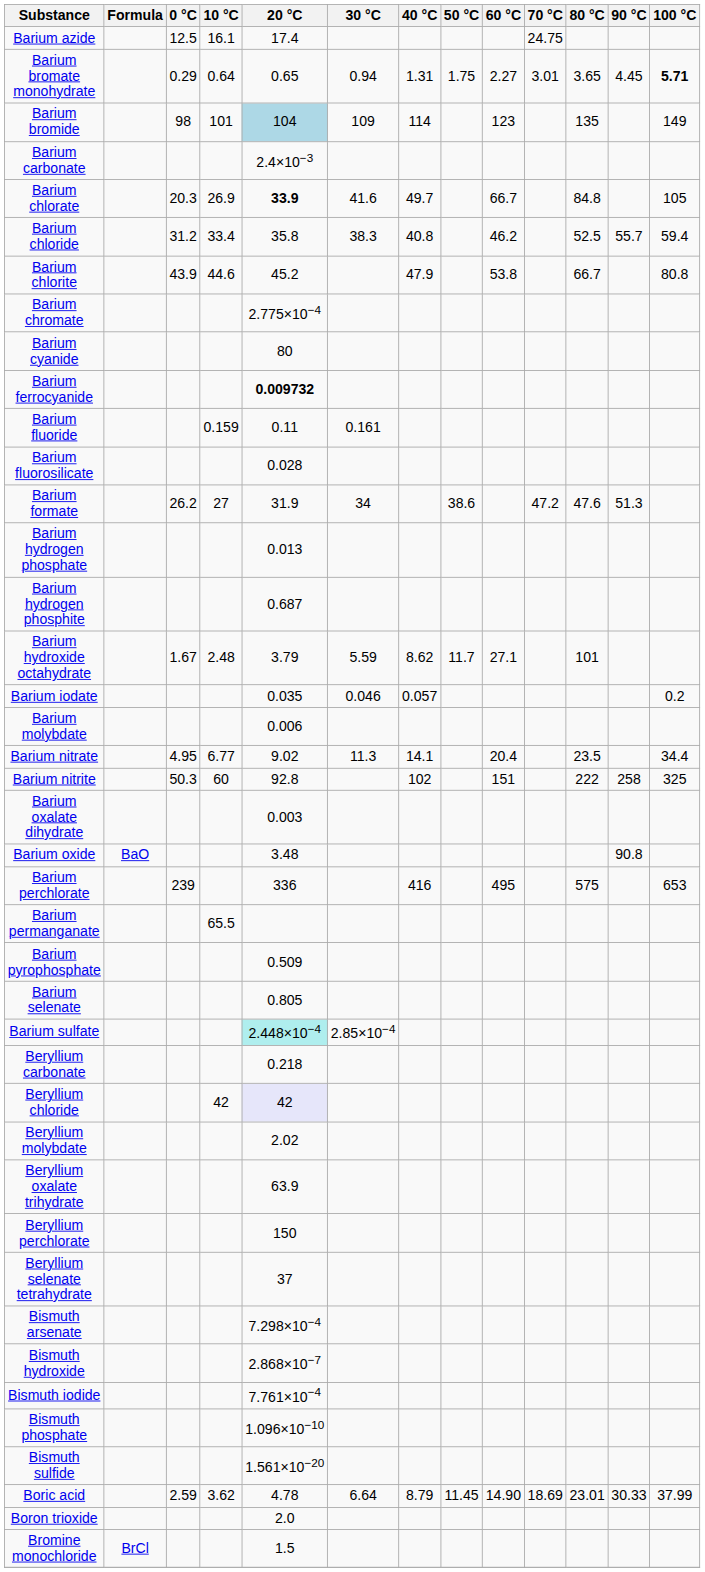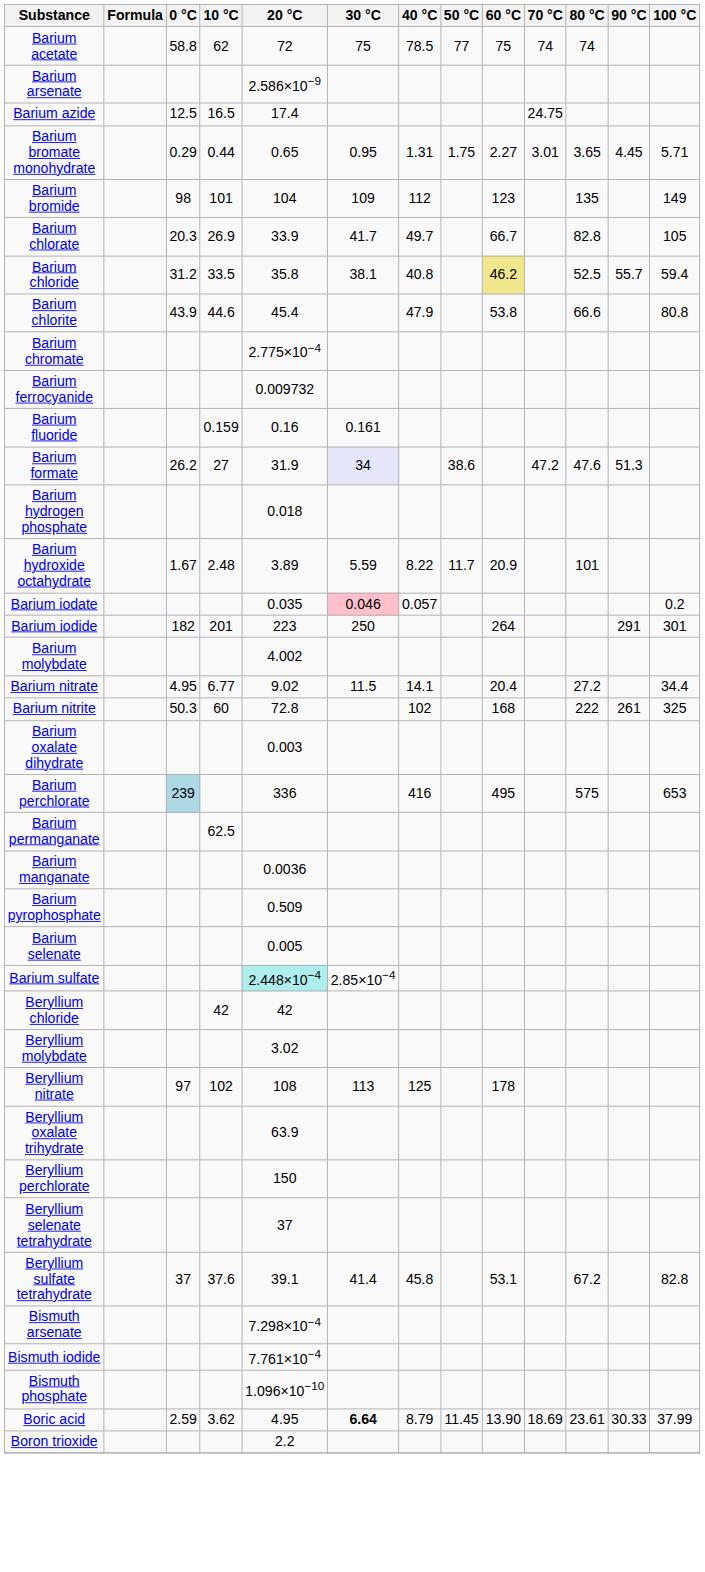+ row: (54, 45)
+ row: (54, 84)
(221, 37) 16.1 -> (221, 114) 16.5
(221, 76) 0.64 -> (221, 152) 0.44
(363, 76) 0.94 -> (363, 152) 0.95
(675, 76) bold -> (675, 152) normal
(285, 122) lightblue background -> (285, 198) no background
(420, 122) 114 -> (420, 198) 112
- row: (54, 160)
(285, 198) bold -> (285, 236) normal
(363, 198) 41.6 -> (363, 236) 41.7
(587, 198) 84.8 -> (587, 236) 82.8
(221, 236) 33.4 -> (221, 274) 33.5
(363, 236) 38.3 -> (363, 274) 38.1
(503, 236) no background -> (503, 274) khaki background
(285, 274) 45.2 -> (285, 313) 45.4
(587, 274) 66.7 -> (587, 313) 66.6
- row: (54, 351)
(285, 389) bold -> (285, 389) normal
(285, 427) 0.11 -> (285, 427) 0.16
- row: (54, 465)
(363, 503) no background -> (363, 465) lavender background
(285, 550) 0.013 -> (285, 511) 0.018
- row: (54, 604)
(285, 658) 3.79 -> (285, 565) 3.89
(420, 658) 8.62 -> (420, 565) 8.22
(503, 658) 27.1 -> (503, 565) 20.9
(363, 696) no background -> (363, 604) pink background
+ row: (54, 626)
(285, 726) 0.006 -> (285, 656) 4.002
(363, 756) 11.3 -> (363, 686) 11.5
(587, 756) 23.5 -> (587, 686) 27.2
(285, 779) 92.8 -> (285, 709) 72.8
(503, 779) 151 -> (503, 709) 168
(629, 779) 258 -> (629, 709) 261
- row: (54, 855)
(183, 885) no background -> (183, 793) lightblue background
(221, 923) 65.5 -> (221, 831) 62.5
+ row: (54, 869)
(285, 1000) 0.805 -> (285, 946) 0.005
- row: (54, 1064)
(285, 1102) lavender background -> (285, 1010) no background
(285, 1140) 2.02 -> (285, 1048) 3.02
+ row: (54, 1086)
+ row: (54, 1279)
- row: (54, 1363)
- row: (54, 1465)
(285, 1496) 4.78 -> (285, 1419) 4.95
(363, 1496) normal -> (363, 1419) bold
(503, 1496) 14.90 -> (503, 1419) 13.90
(587, 1496) 23.01 -> (587, 1419) 23.61
(285, 1518) 2.0 -> (285, 1442) 2.2
- row: (54, 1548)
